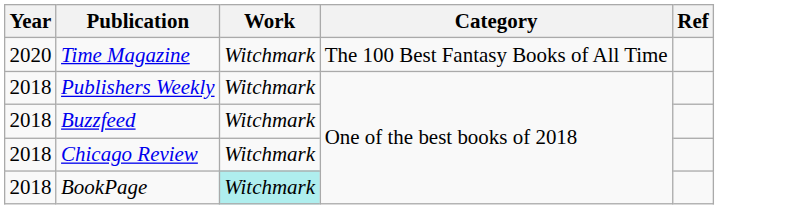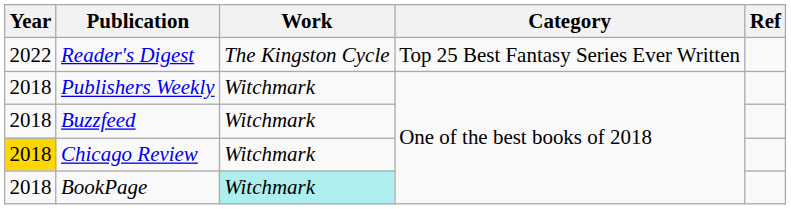+ row: (128, 54)
- row: (125, 54)
(30, 154) no background -> (30, 154) gold background
